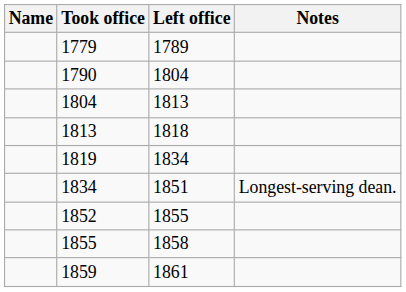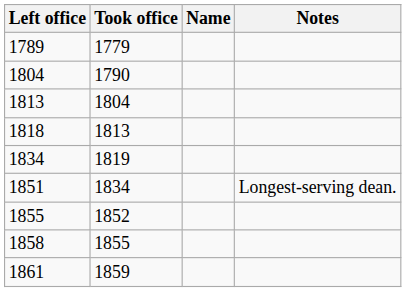columns swapped: (31, 18) <-> (192, 18)
